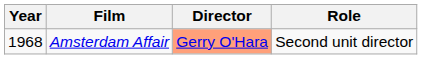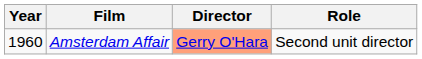(25, 41) 1968 -> (25, 41) 1960
